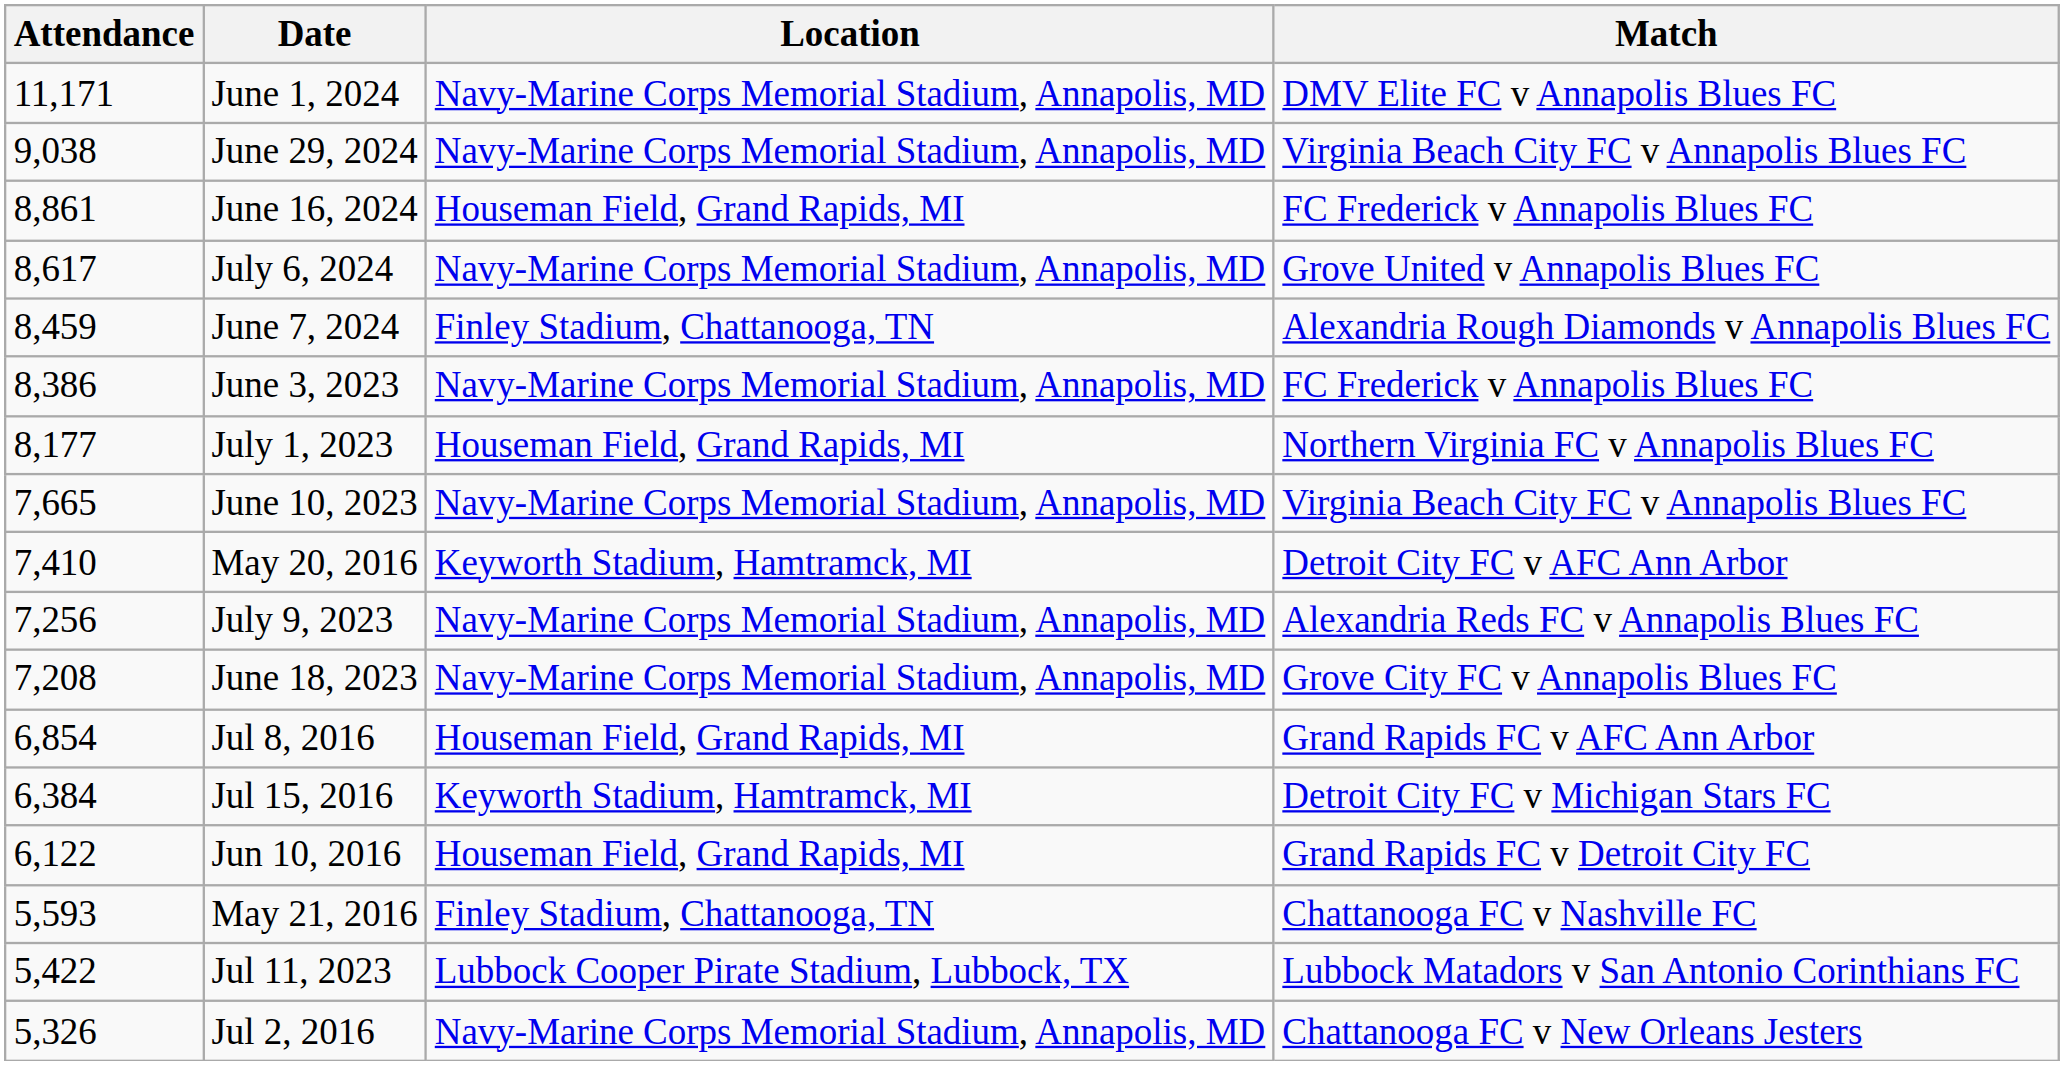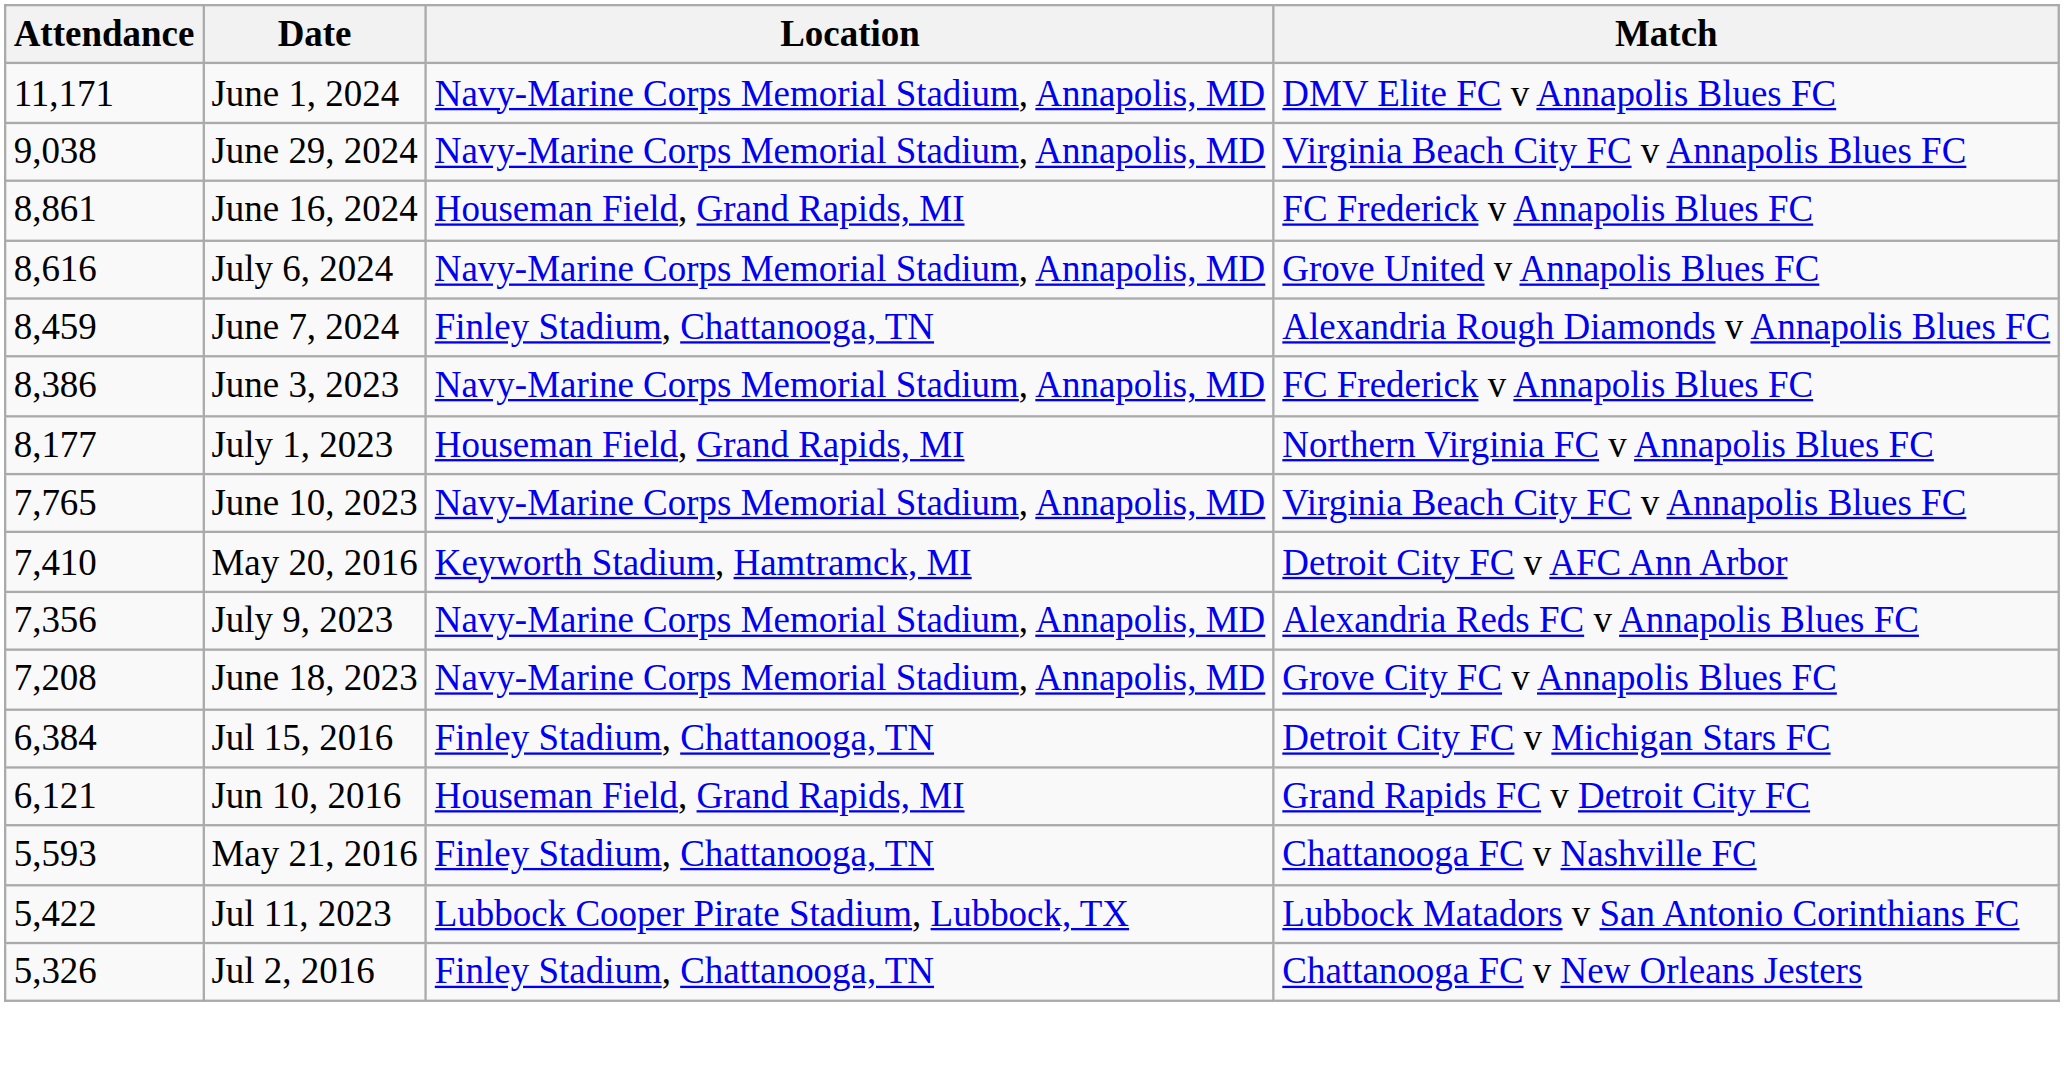(55, 268) 8,617 -> (55, 268) 8,616
(55, 502) 7,665 -> (55, 502) 7,765
(55, 619) 7,256 -> (55, 619) 7,356
- row: (293, 737)
(703, 795) Keyworth Stadium, Hamtramck, MI -> (684, 737) Finley Stadium, Chattanooga, TN
(55, 854) 6,122 -> (55, 795) 6,121
(850, 1030) Navy-Marine Corps Memorial Stadium, Annapolis, MD -> (684, 971) Finley Stadium, Chattanooga, TN
